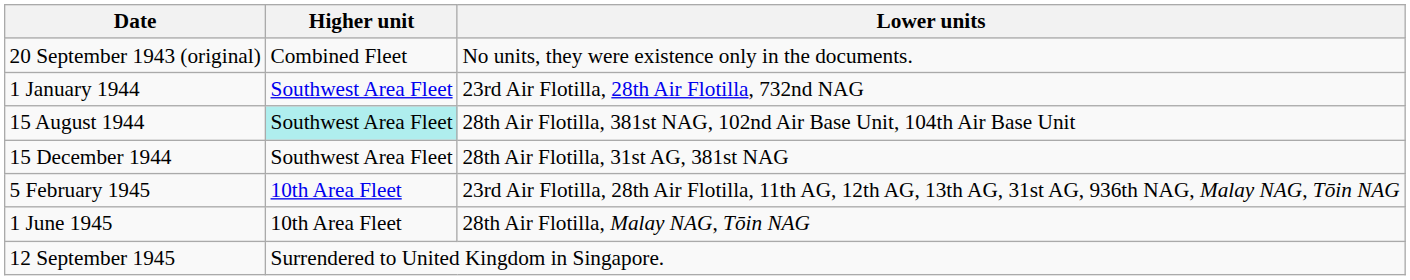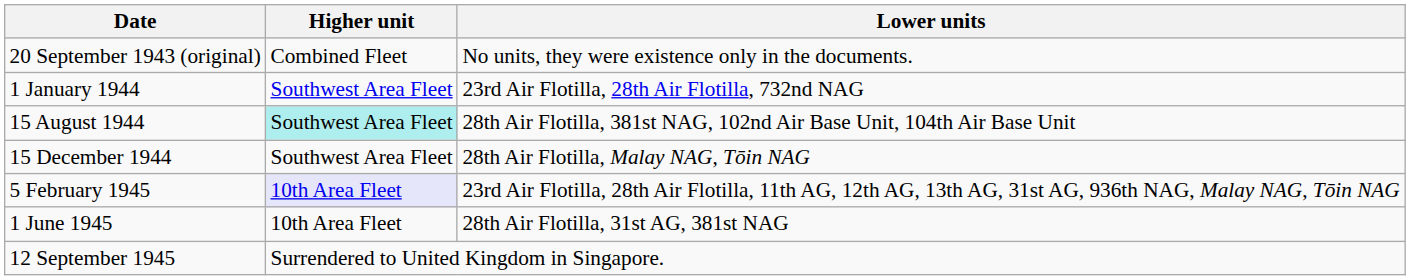(626, 156) 28th Air Flotilla, 31st AG, 381st NAG -> (636, 156) 28th Air Flotilla, Malay NAG, Tōin NAG
(336, 190) no background -> (336, 190) lavender background
(636, 223) 28th Air Flotilla, Malay NAG, Tōin NAG -> (626, 223) 28th Air Flotilla, 31st AG, 381st NAG
